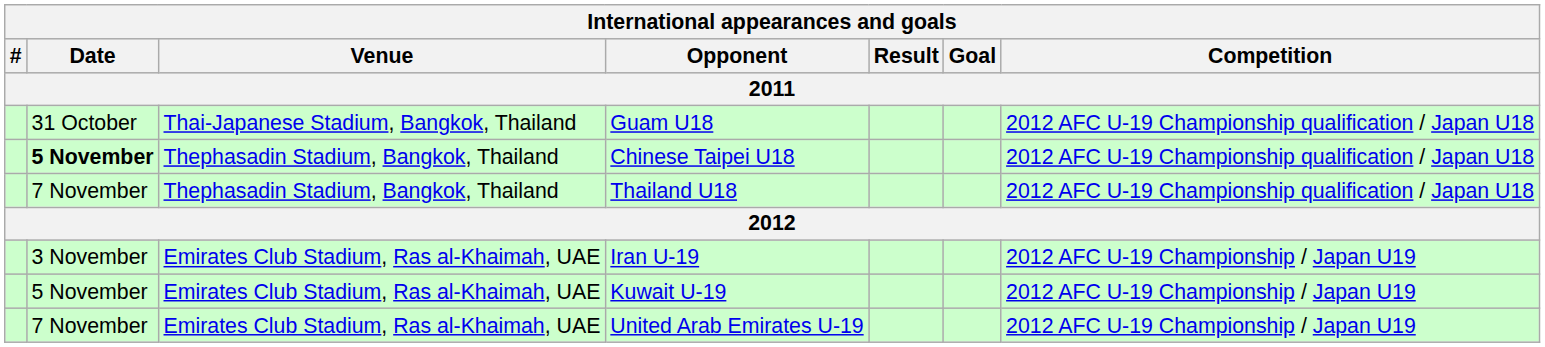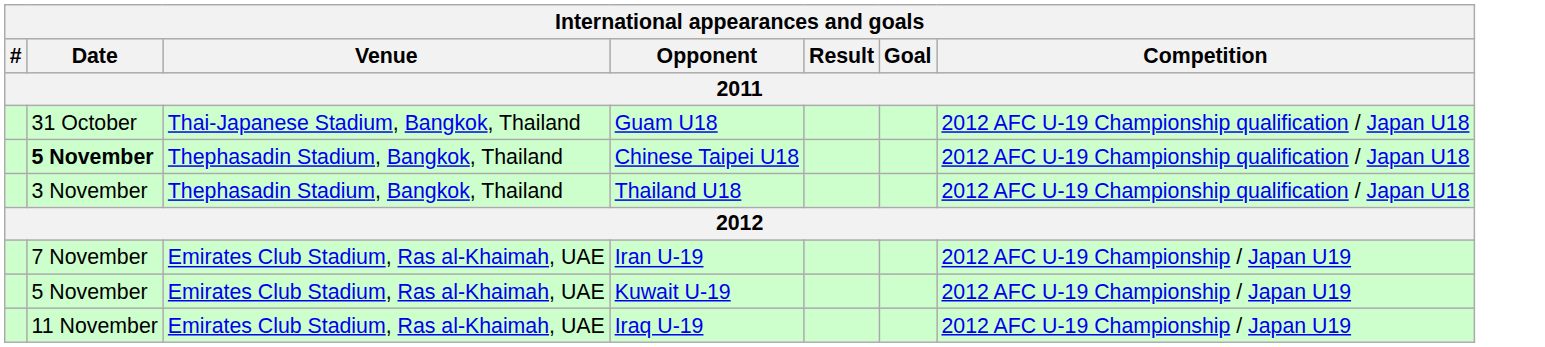(90, 190) 7 November -> (90, 190) 3 November
(90, 258) 3 November -> (90, 258) 7 November
- row: (737, 325)
+ row: (659, 325)
